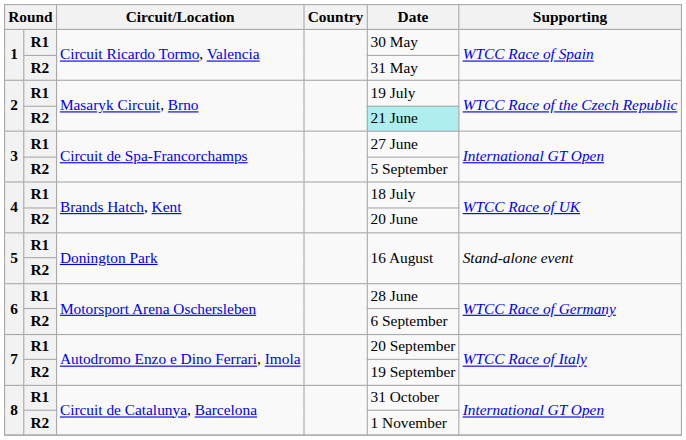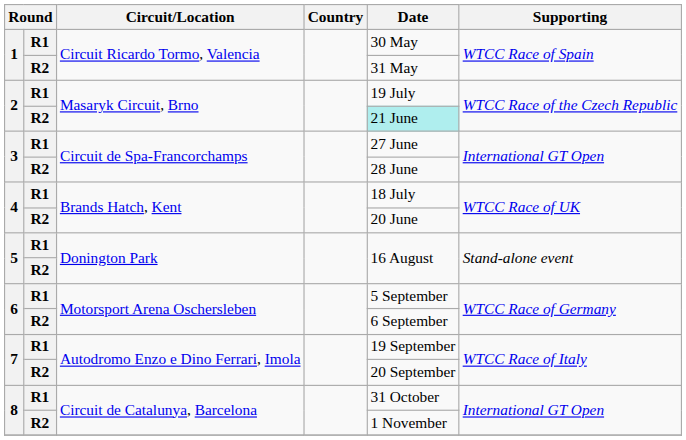(409, 168) 5 September -> (394, 168) 28 June
(394, 295) 28 June -> (409, 295) 5 September
(413, 346) 20 September -> (413, 346) 19 September
(413, 371) 19 September -> (413, 371) 20 September
